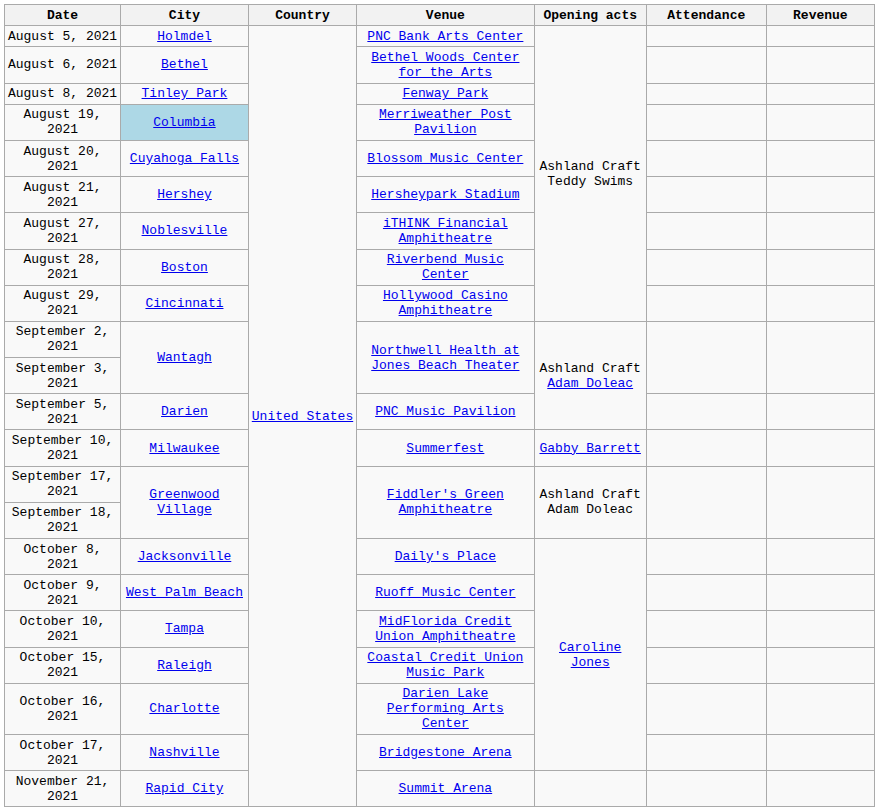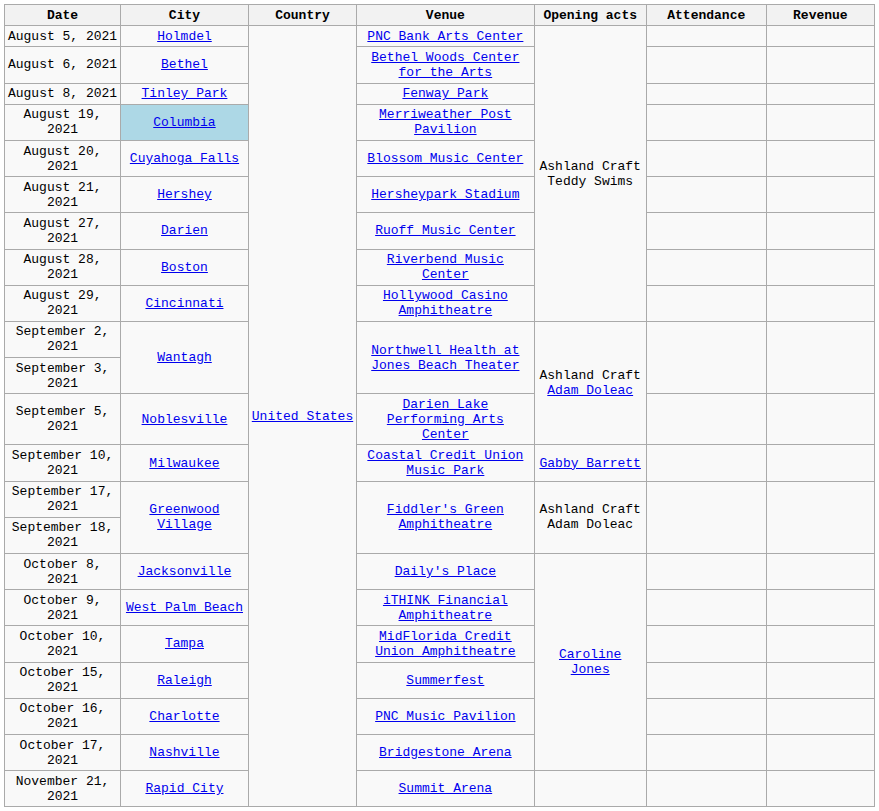(184, 231) Noblesville -> (184, 231) Darien
(445, 231) iTHINK Financial Amphitheatre -> (445, 231) Ruoff Music Center
(184, 412) Darien -> (184, 419) Noblesville
(445, 412) PNC Music Pavilion -> (445, 419) Darien Lake Performing Arts Center
(445, 448) Summerfest -> (445, 463) Coastal Credit Union Music Park
(445, 593) Ruoff Music Center -> (445, 608) iTHINK Financial Amphitheatre
(445, 665) Coastal Credit Union Music Park -> (445, 680) Summerfest
(445, 709) Darien Lake Performing Arts Center -> (445, 716) PNC Music Pavilion
